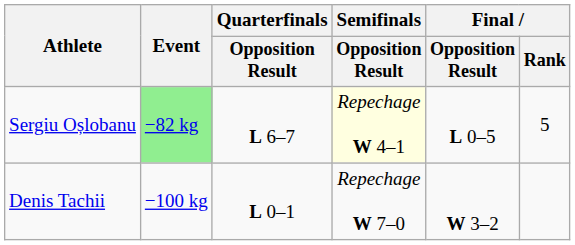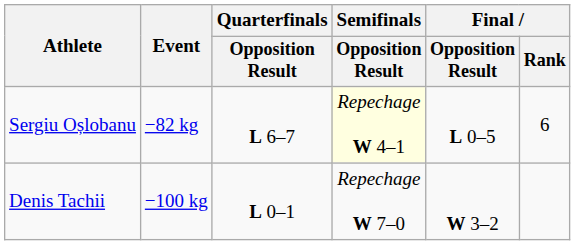(172, 125) lightgreen background -> (172, 125) no background
(545, 125) 5 -> (545, 125) 6
